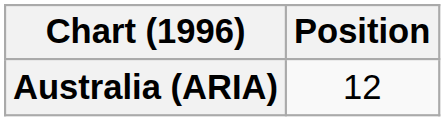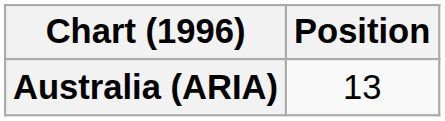(362, 86) 12 -> (362, 86) 13
